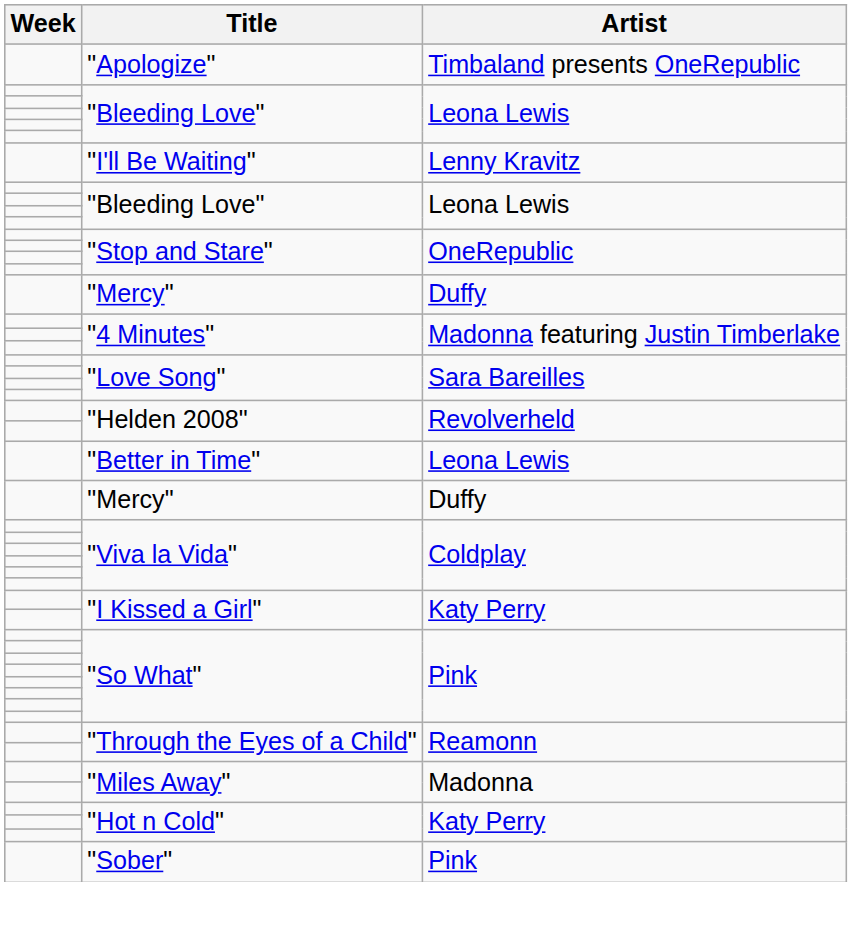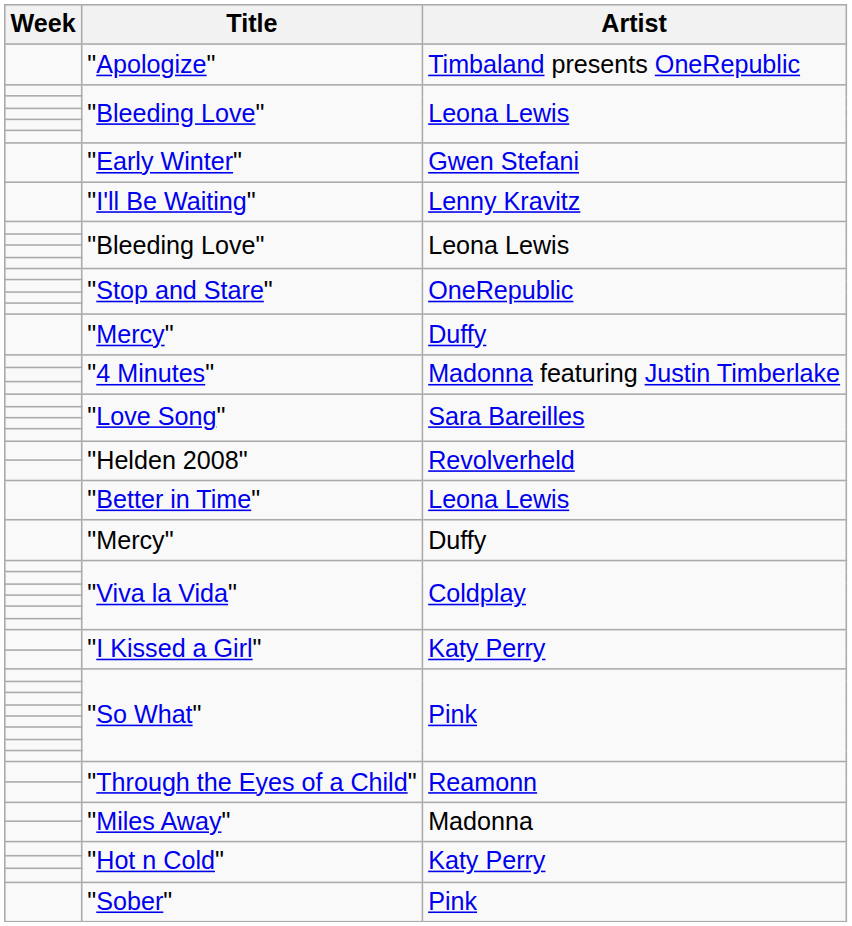+ row: (165, 161)
